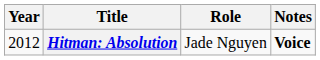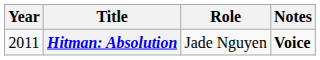(24, 42) 2012 -> (24, 42) 2011
